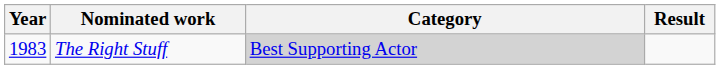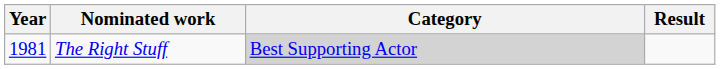(28, 49) 1983 -> (28, 49) 1981
